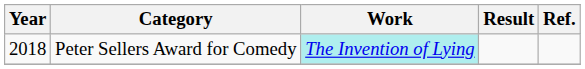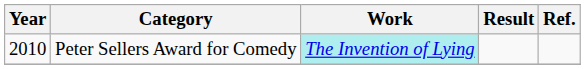(28, 49) 2018 -> (28, 49) 2010
